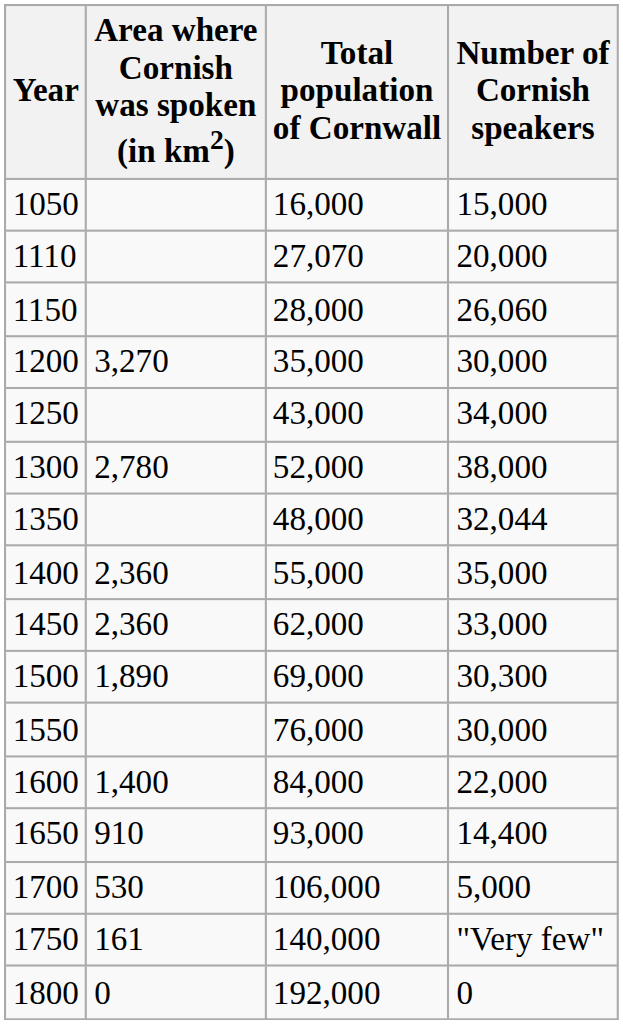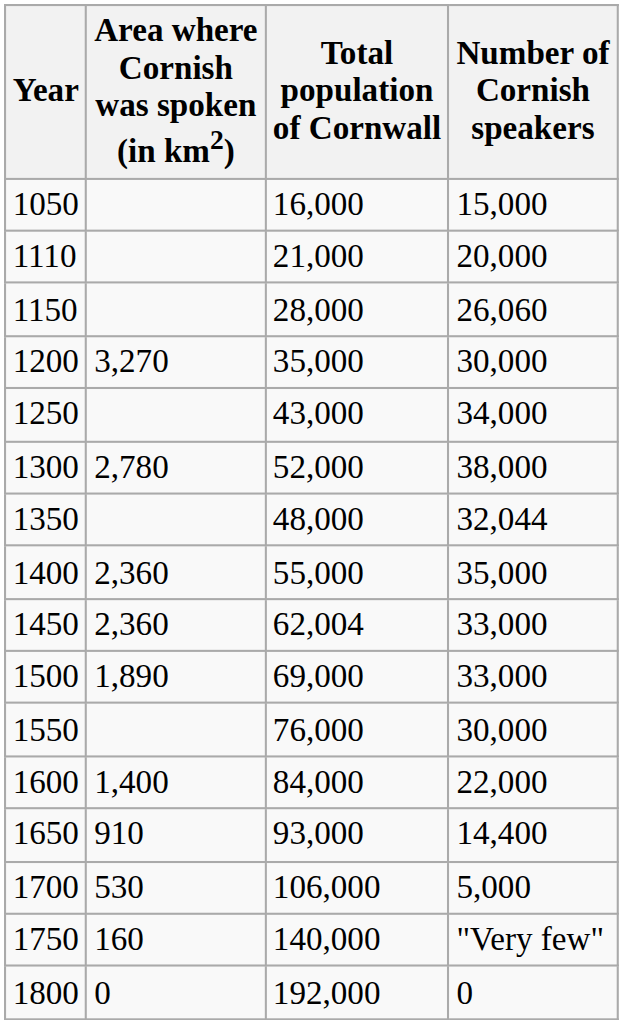(318, 256) 27,070 -> (318, 256) 21,000
(318, 624) 62,000 -> (318, 624) 62,004
(502, 676) 30,300 -> (502, 676) 33,000
(119, 939) 161 -> (119, 939) 160
